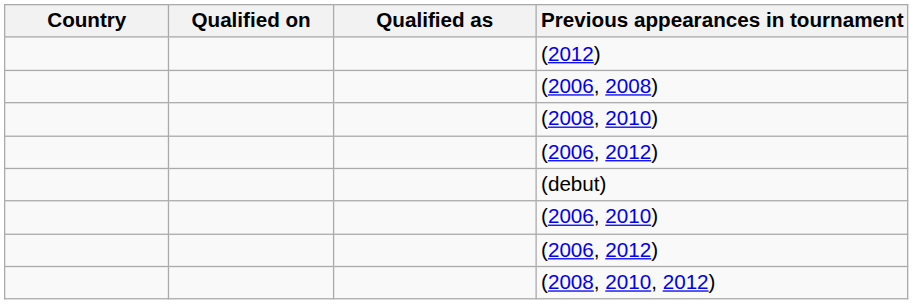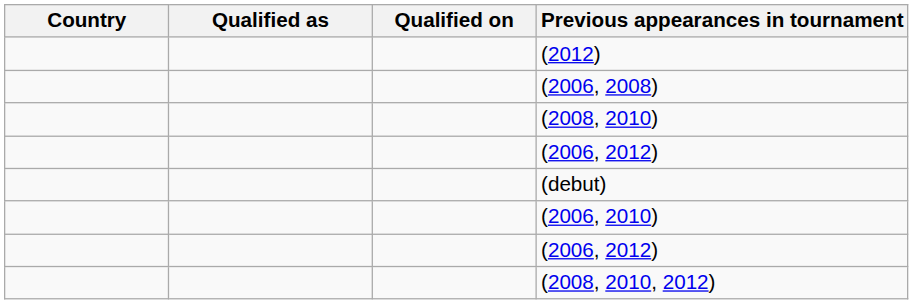columns swapped: (435, 20) <-> (251, 20)
